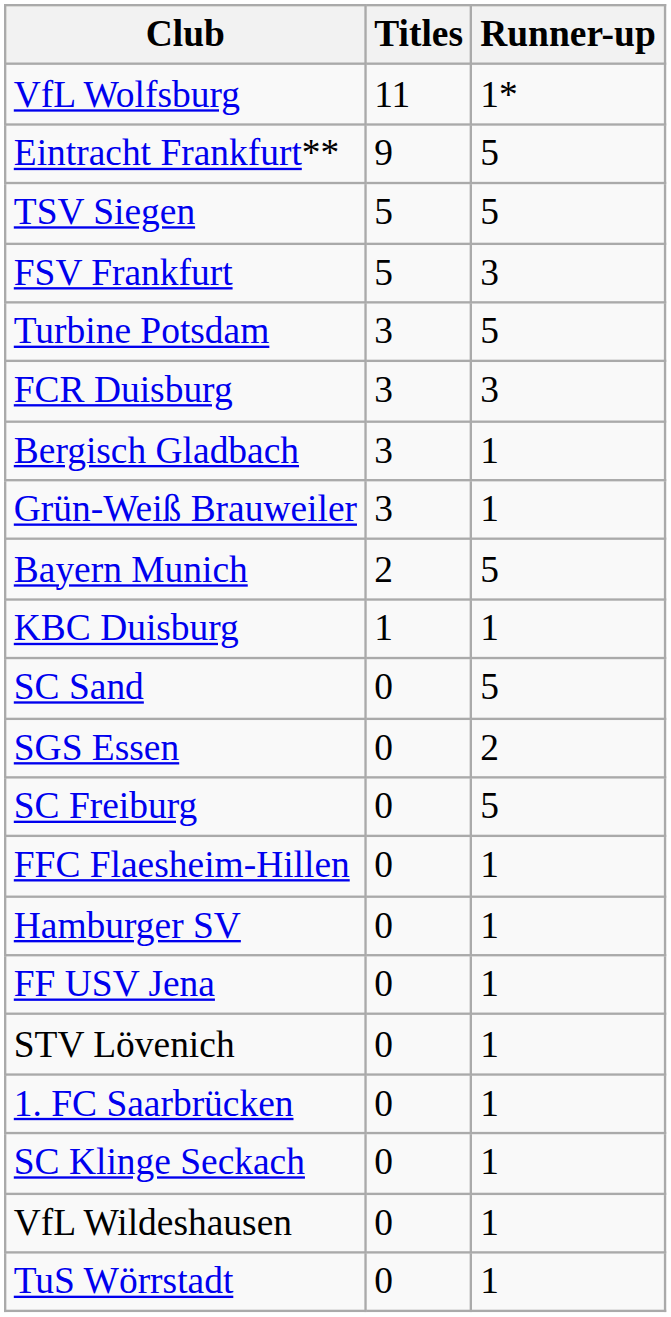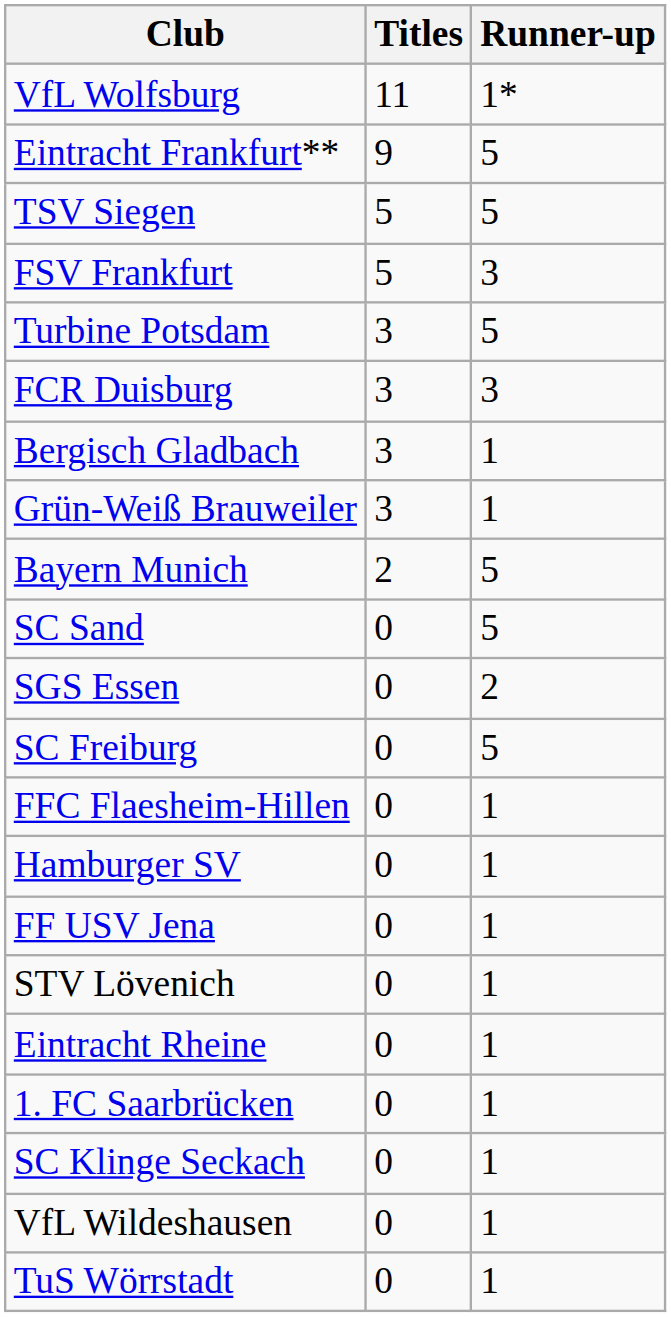- row: (126, 627)
+ row: (140, 1043)
